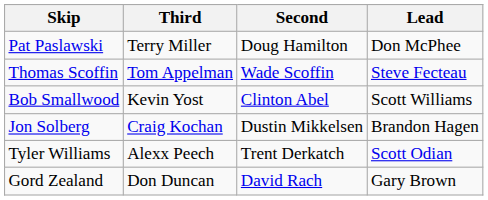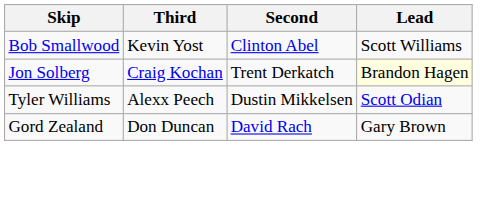- row: (56, 45)
- row: (63, 72)
(302, 126) Dustin Mikkelsen -> (282, 72) Trent Derkatch
(425, 126) no background -> (415, 72) lightyellow background
(293, 153) Trent Derkatch -> (292, 99) Dustin Mikkelsen
